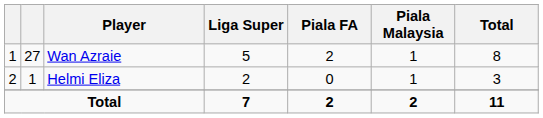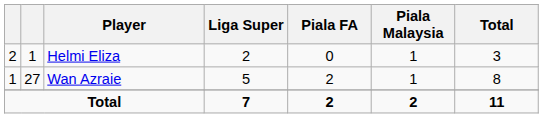rows swapped: (84, 56) <-> (84, 79)
